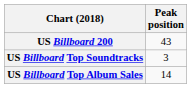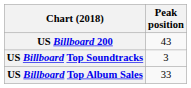(166, 74) 14 -> (166, 74) 33
